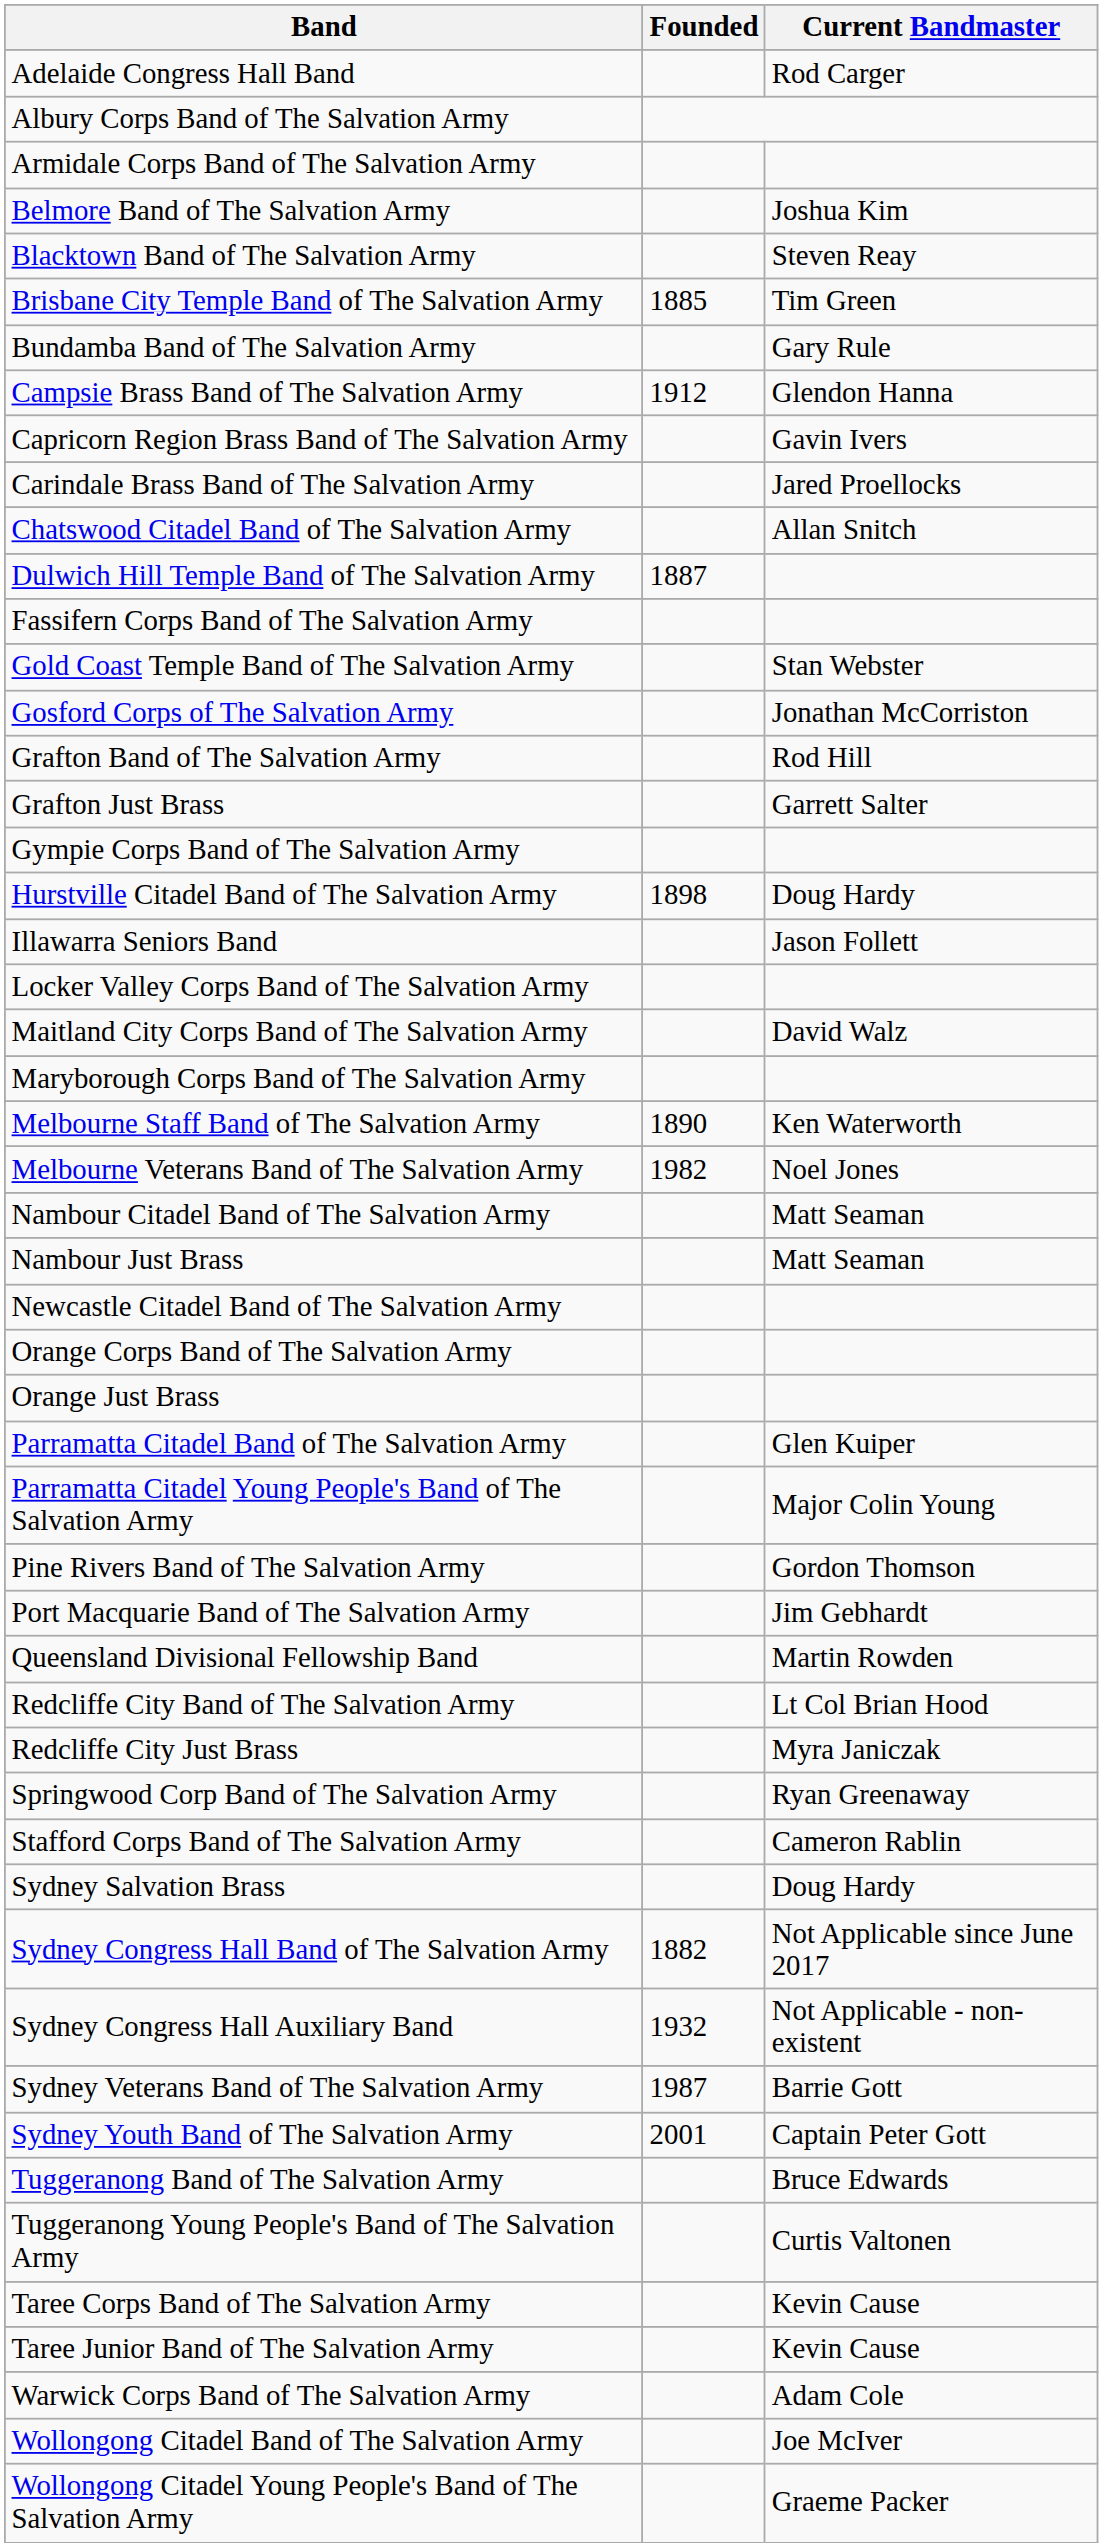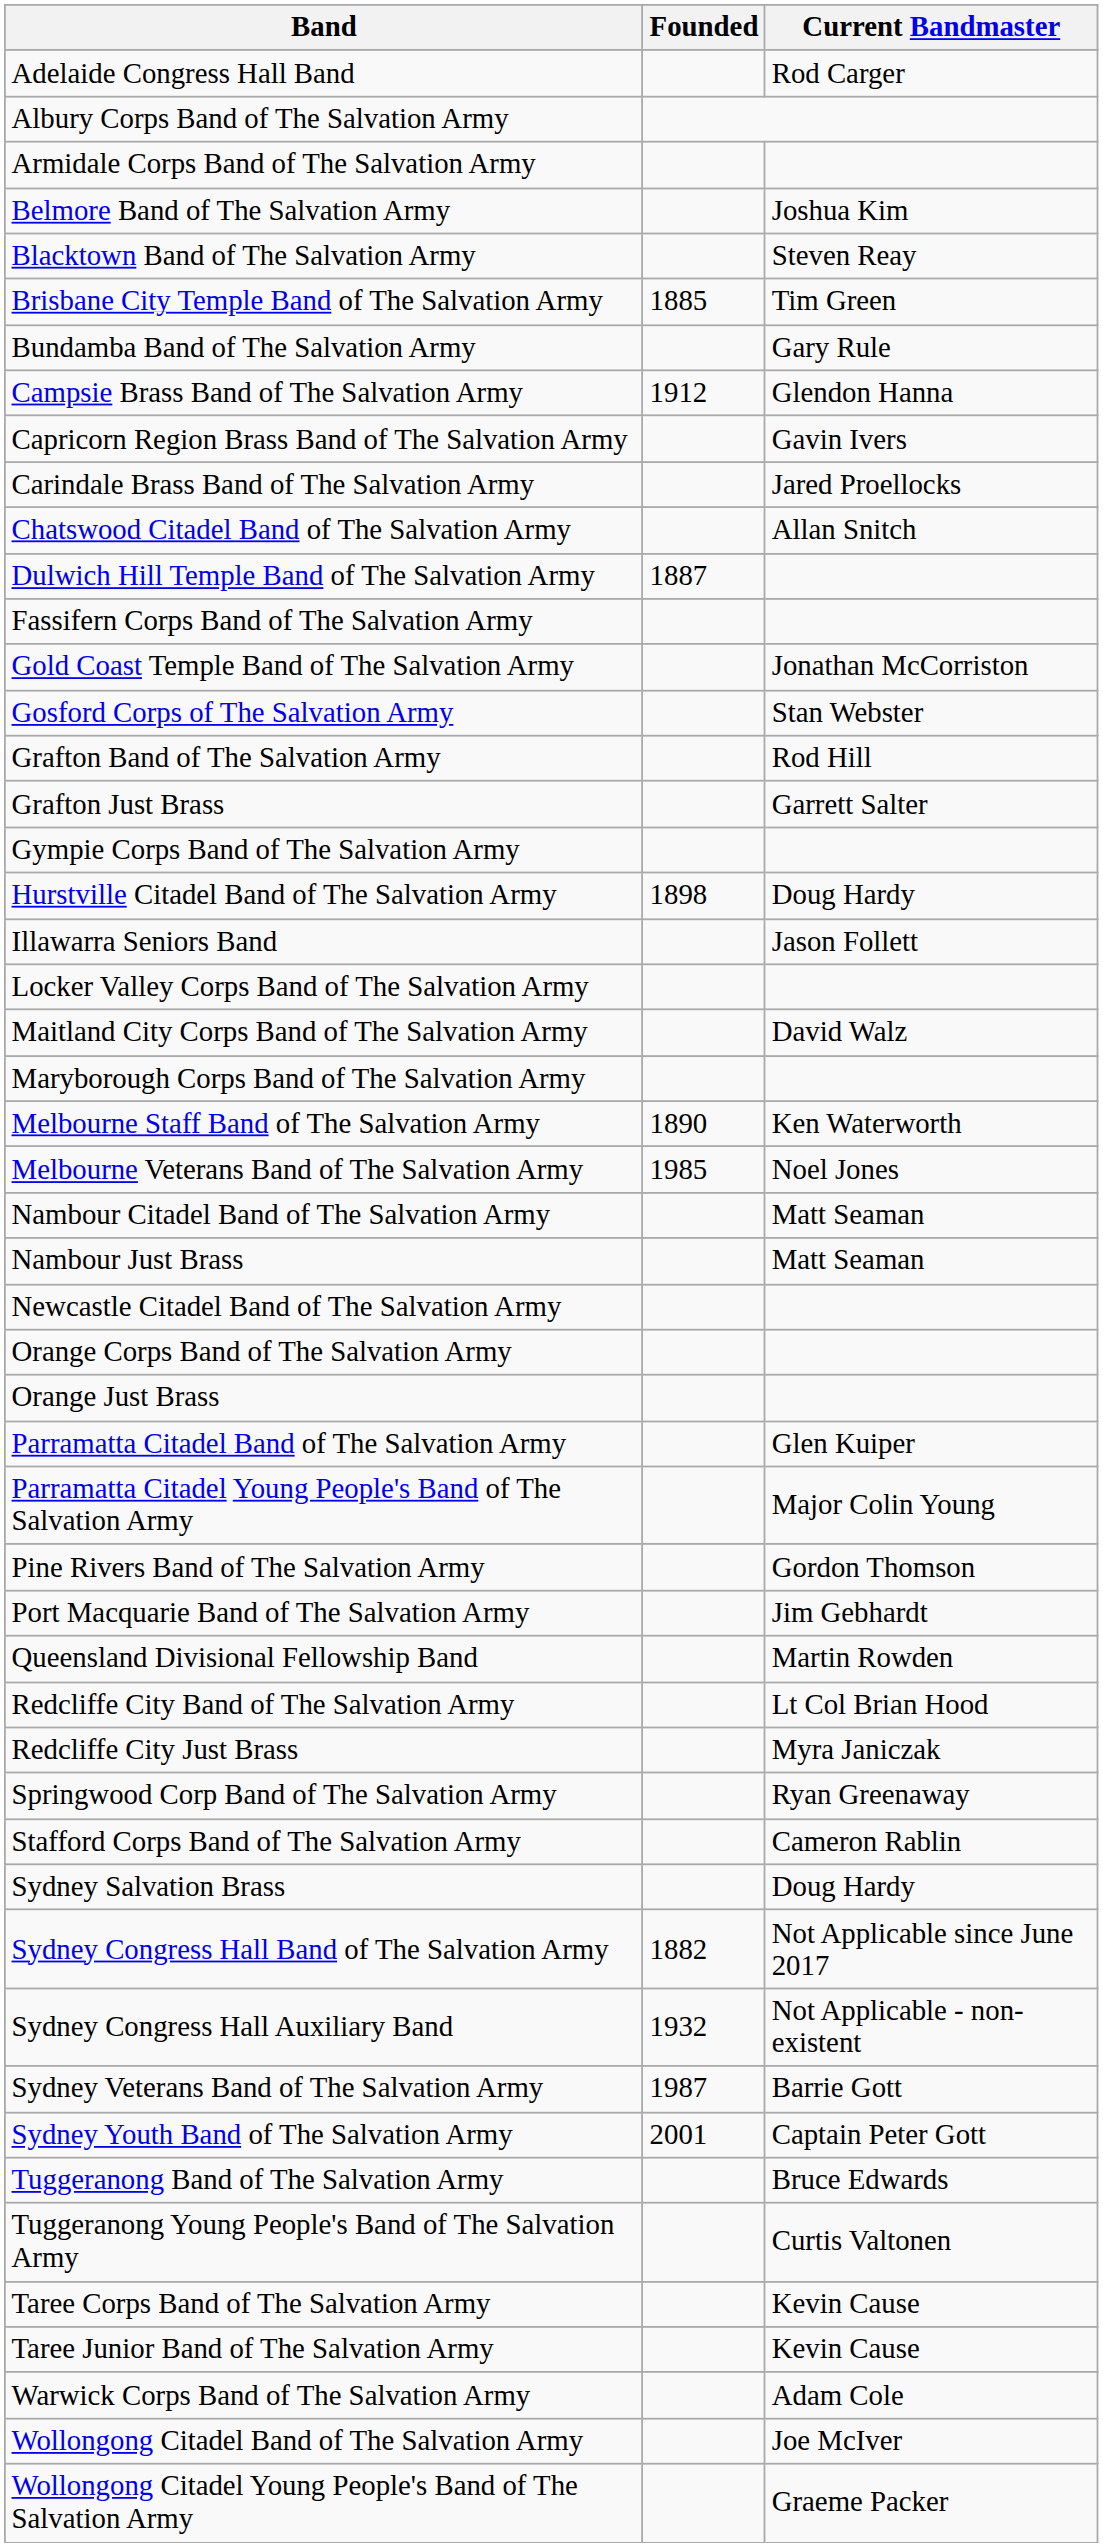(847, 666) Stan Webster -> (900, 666) Jonathan McCorriston
(900, 712) Jonathan McCorriston -> (847, 712) Stan Webster
(678, 1169) 1982 -> (678, 1169) 1985
